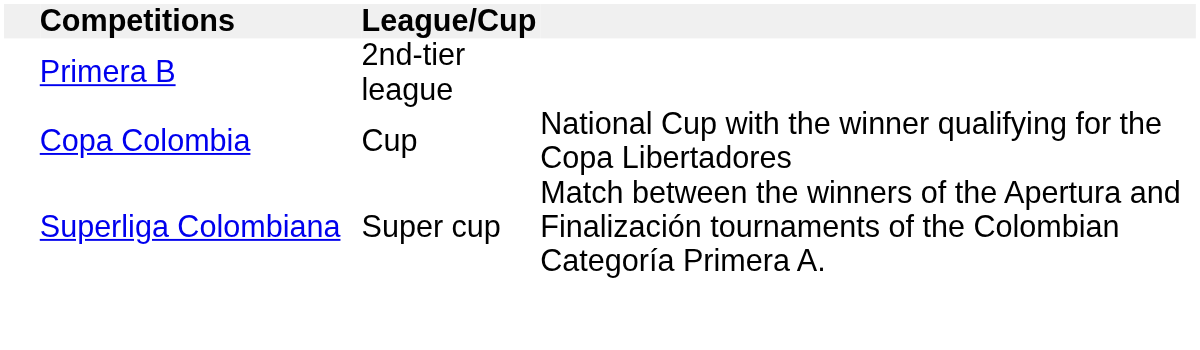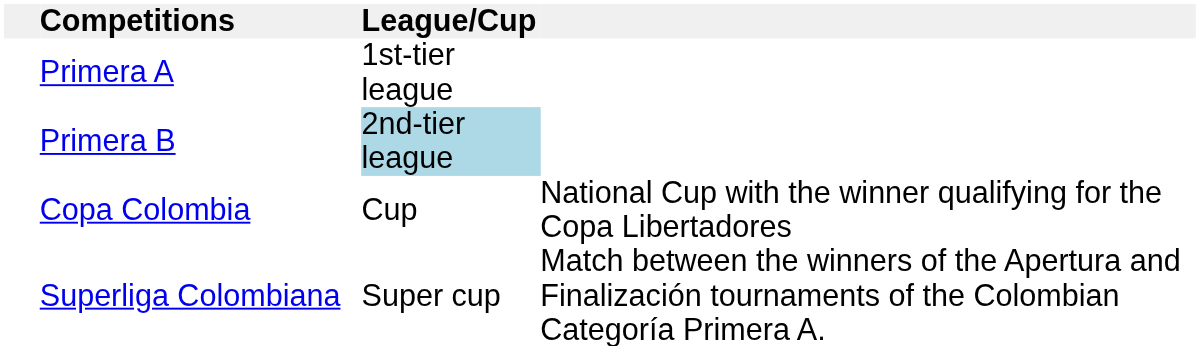+ row: (107, 72)
(413, 72) no background -> (413, 141) lightblue background
